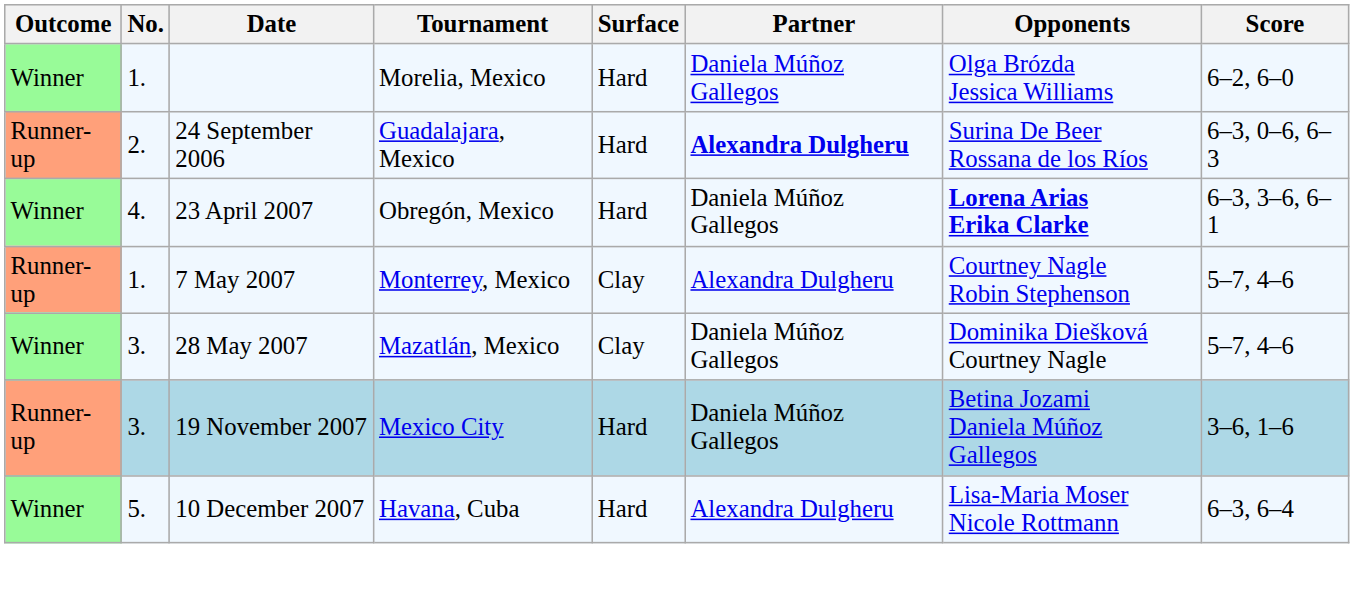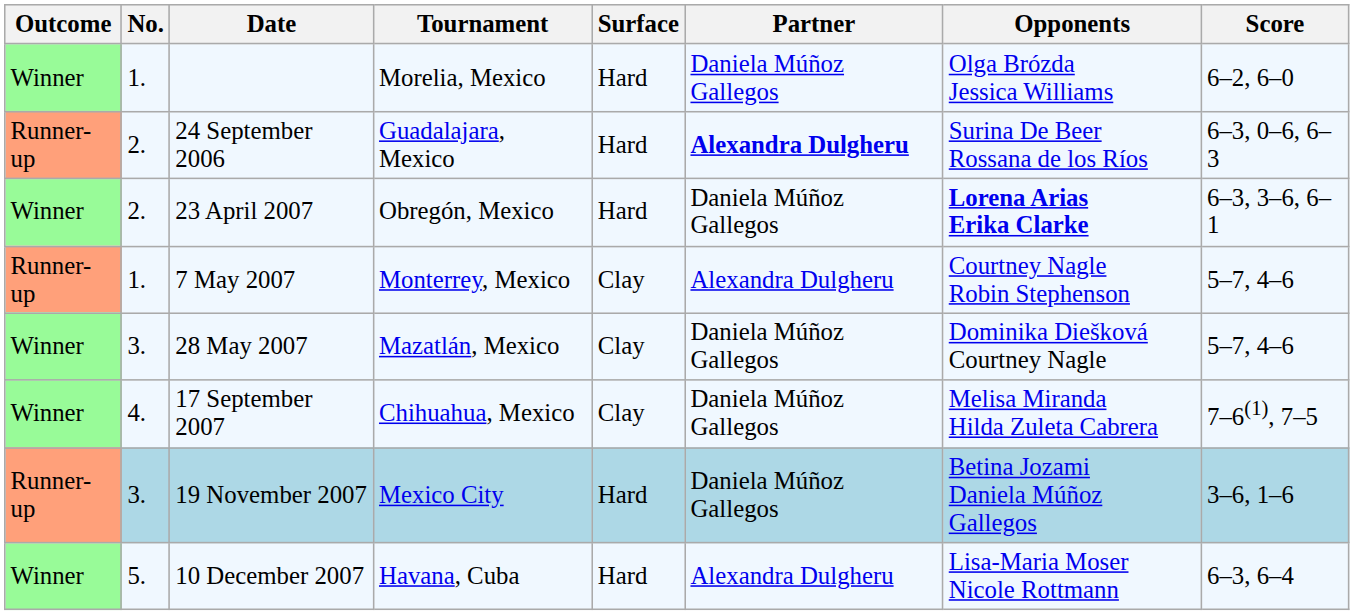(137, 211) 4. -> (137, 211) 2.
+ row: (244, 413)
